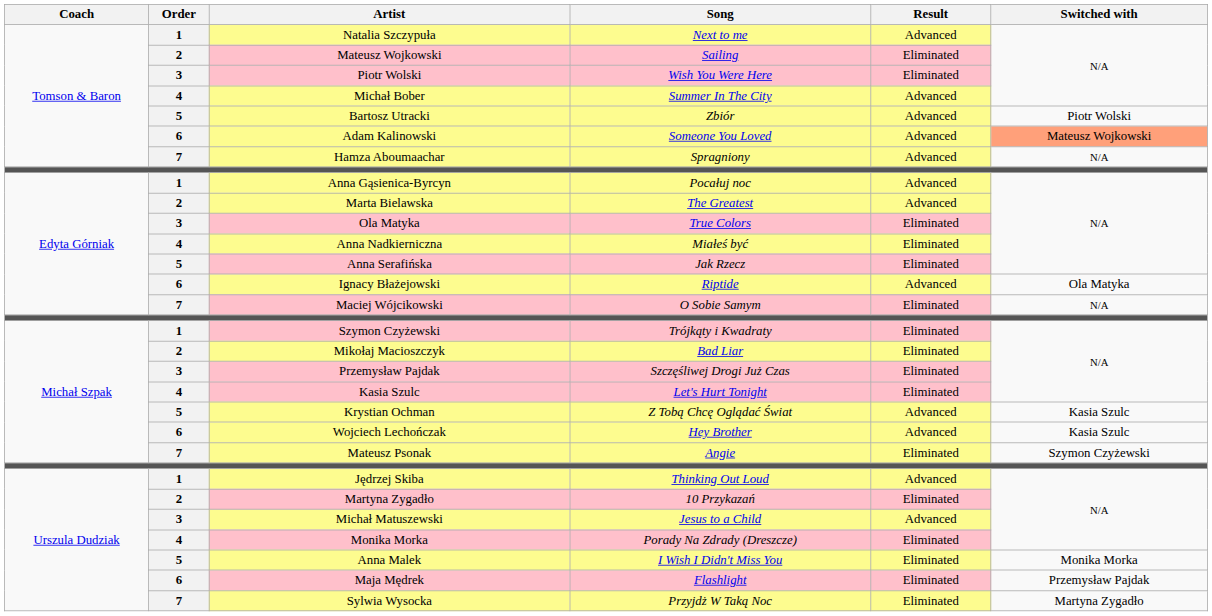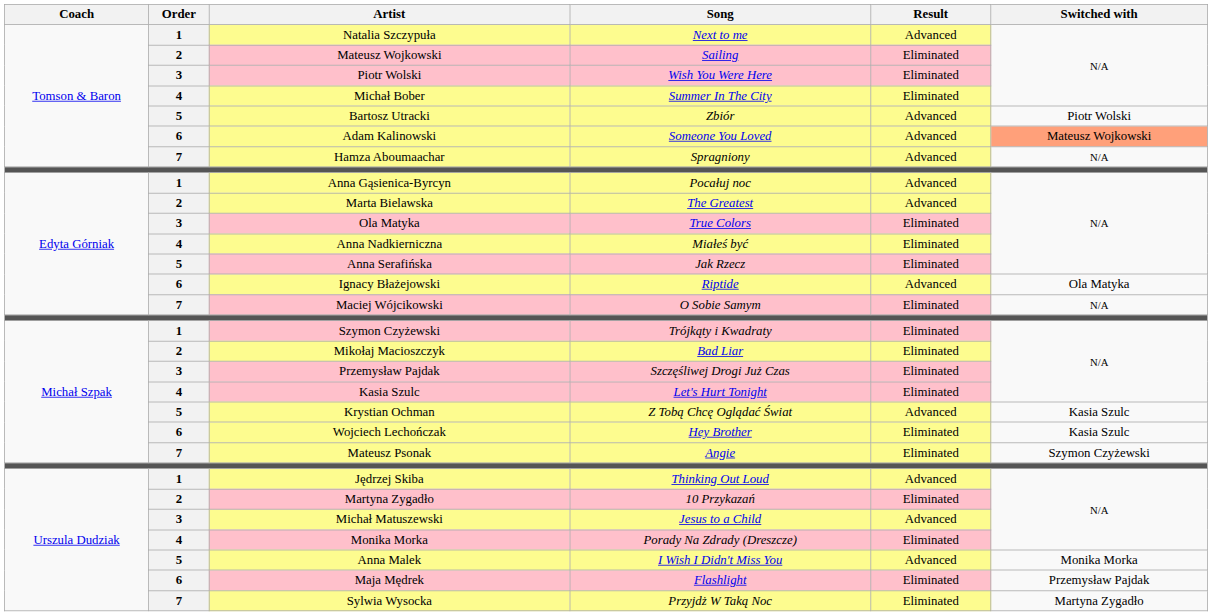(931, 95) Advanced -> (931, 95) Eliminated
(931, 432) Advanced -> (931, 432) Eliminated
(931, 560) Eliminated -> (931, 560) Advanced
